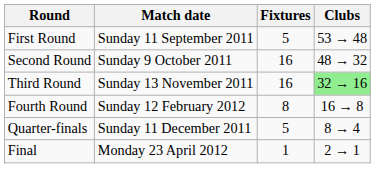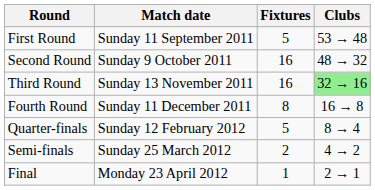(172, 106) Sunday 12 February 2012 -> (175, 106) Sunday 11 December 2011
(175, 128) Sunday 11 December 2011 -> (172, 128) Sunday 12 February 2012
+ row: (41, 151)
